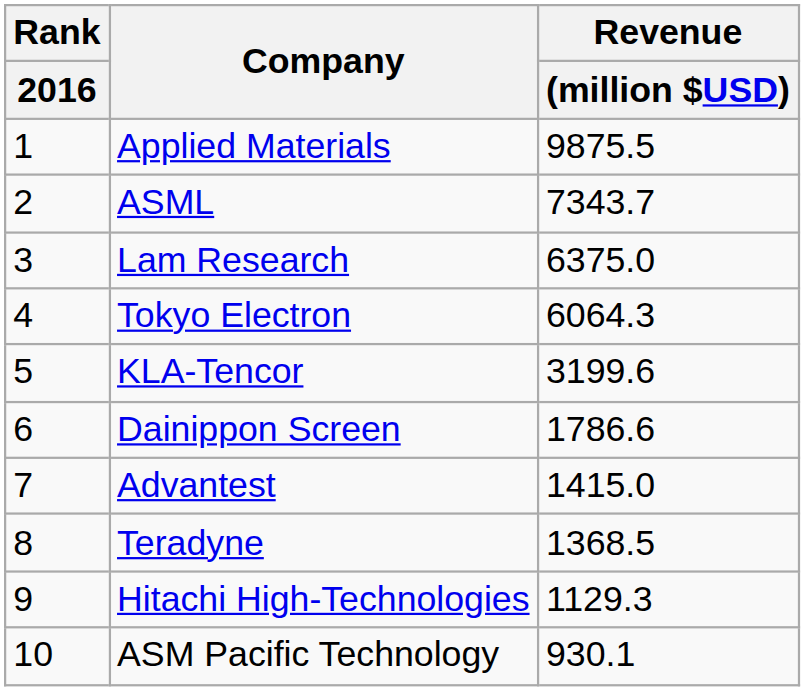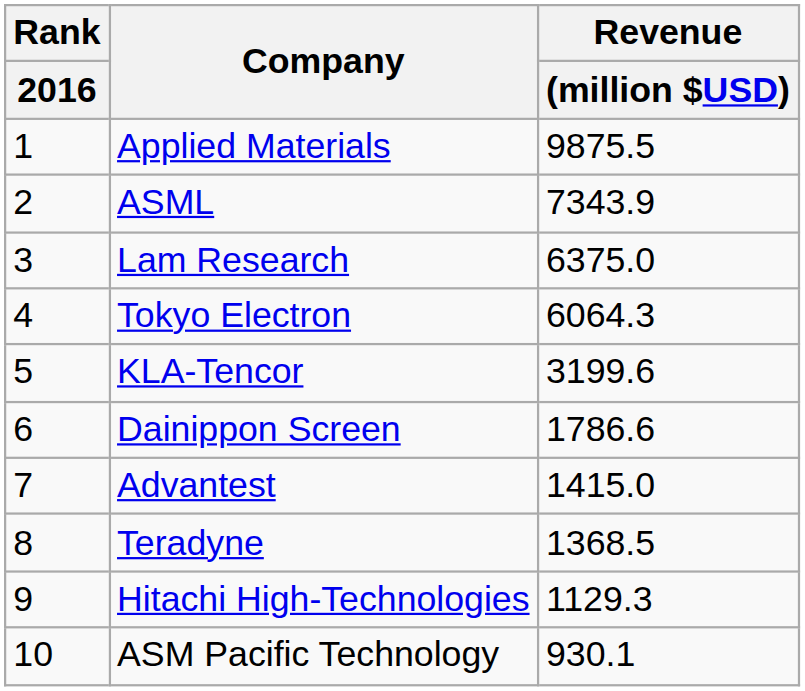(601, 202) 7343.7 -> (601, 202) 7343.9
